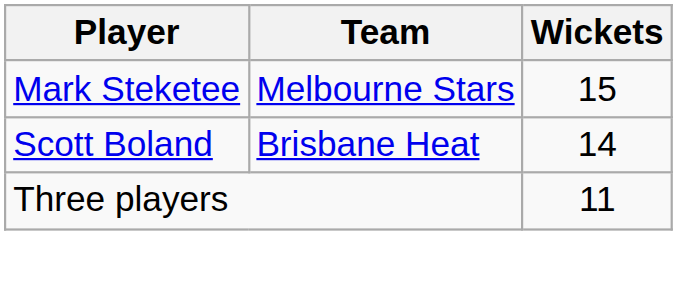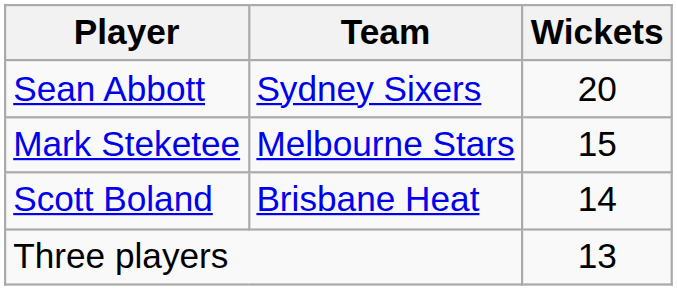+ row: (109, 88)
(597, 199) 11 -> (597, 255) 13
